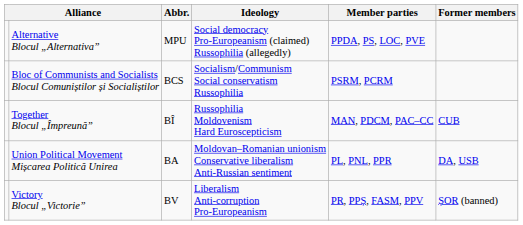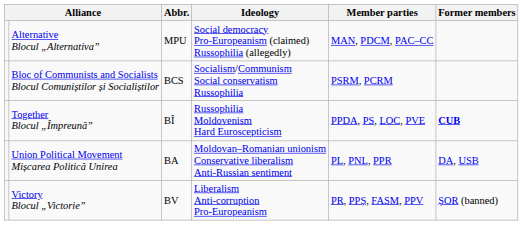(378, 40) PPDA, PS, LOC, PVE -> (382, 40) MAN, PDCM, PAC–CC
(382, 120) MAN, PDCM, PAC–CC -> (378, 120) PPDA, PS, LOC, PVE
(449, 120) normal -> (449, 120) bold
